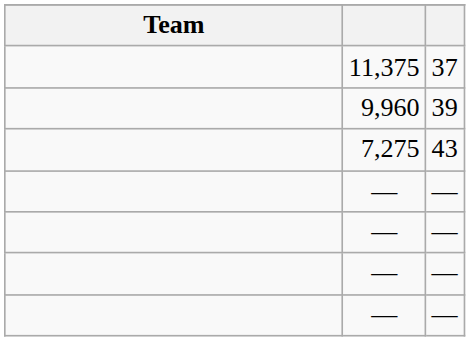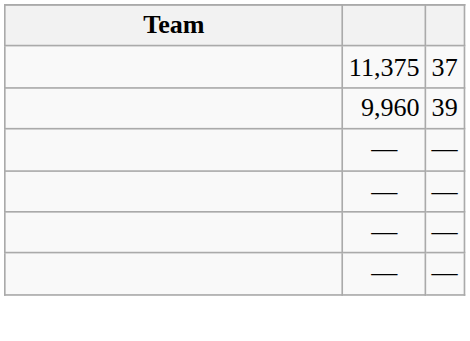- row: (390, 149)
